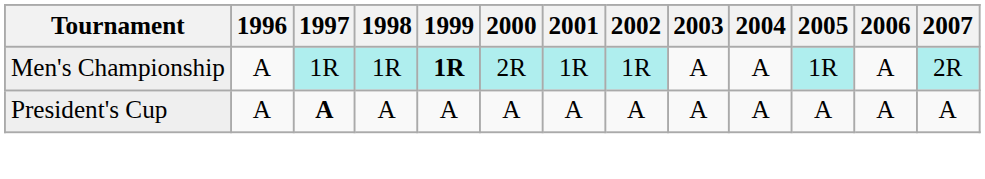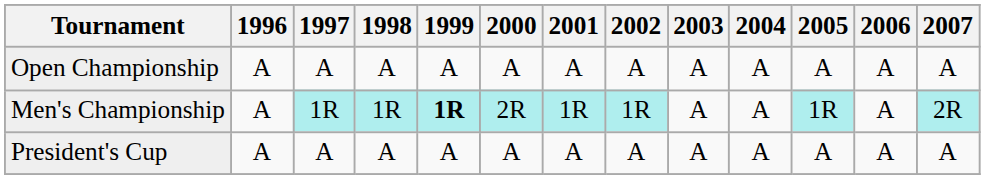+ row: (115, 68)
(324, 110) bold -> (324, 152) normal
